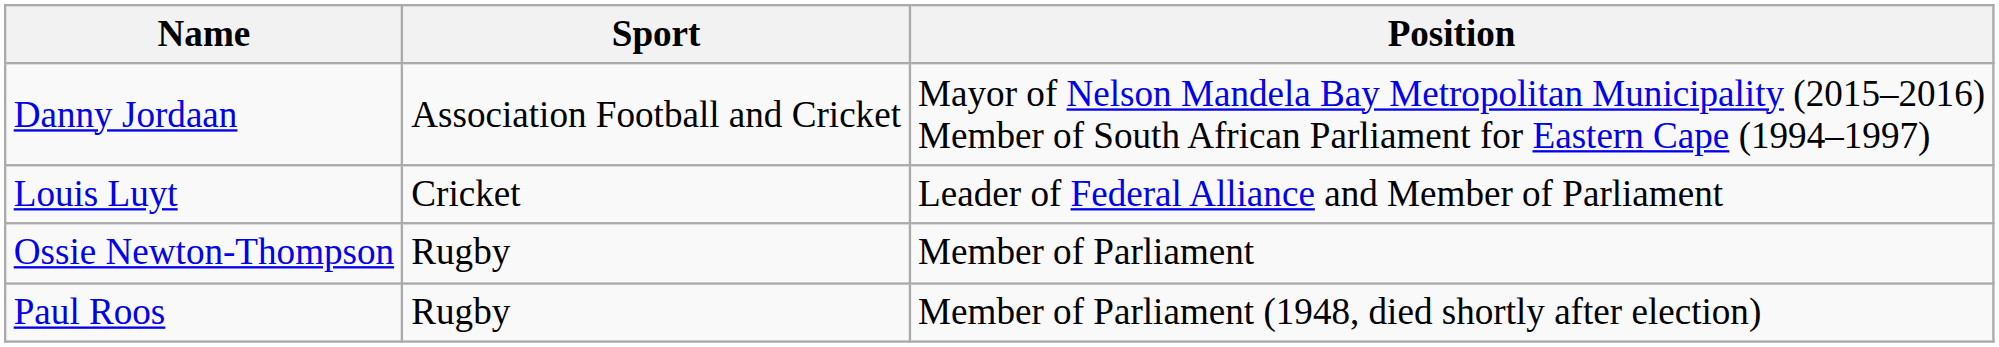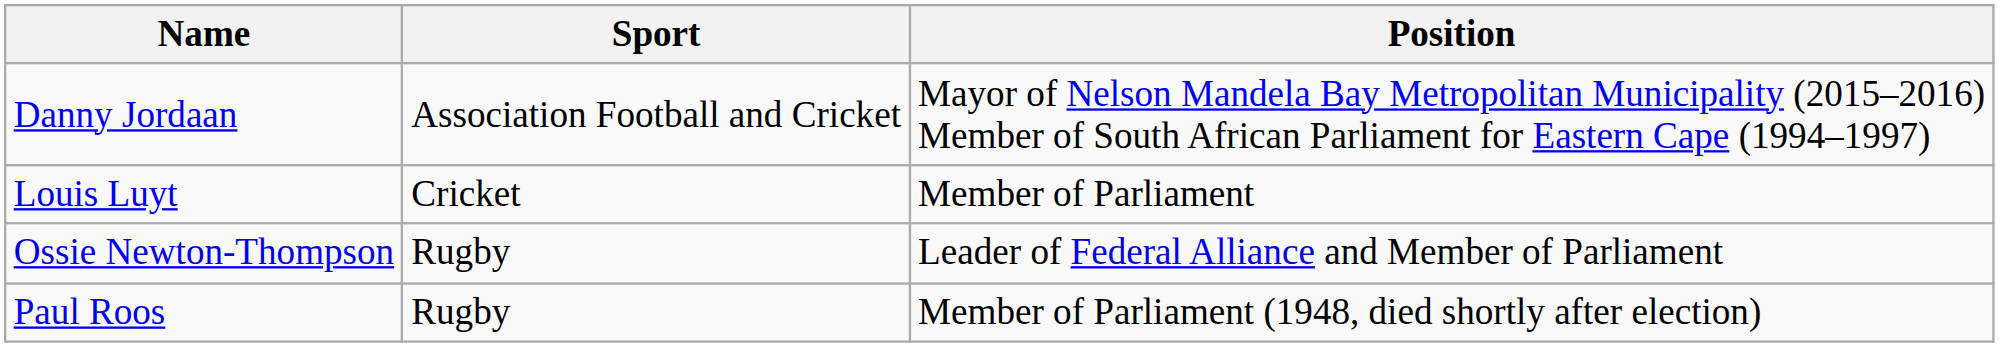(1321, 193) Leader of Federal Alliance and Member of Parliament -> (1086, 193) Member of Parliament
(1086, 252) Member of Parliament -> (1321, 252) Leader of Federal Alliance and Member of Parliament
